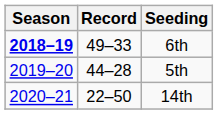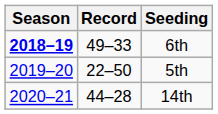(109, 70) 44–28 -> (109, 70) 22–50
(109, 96) 22–50 -> (109, 96) 44–28
